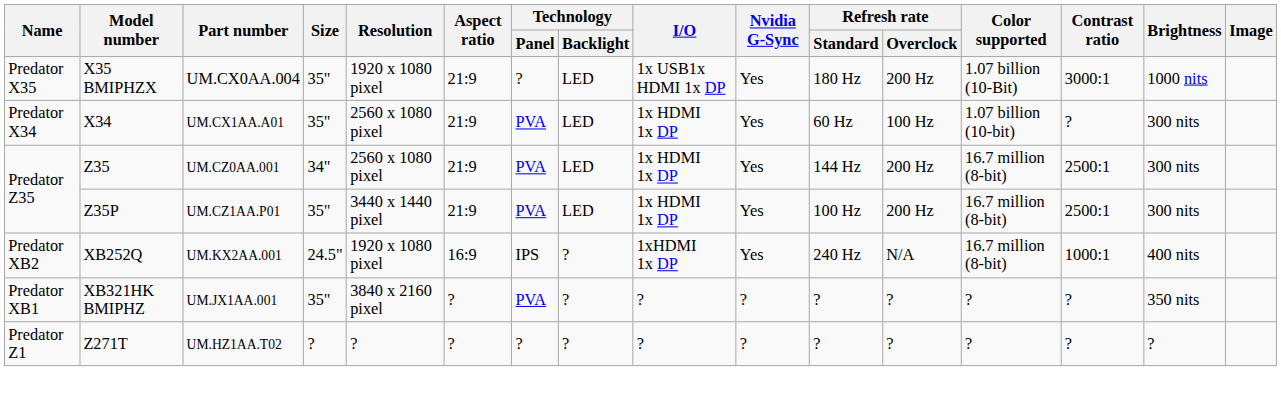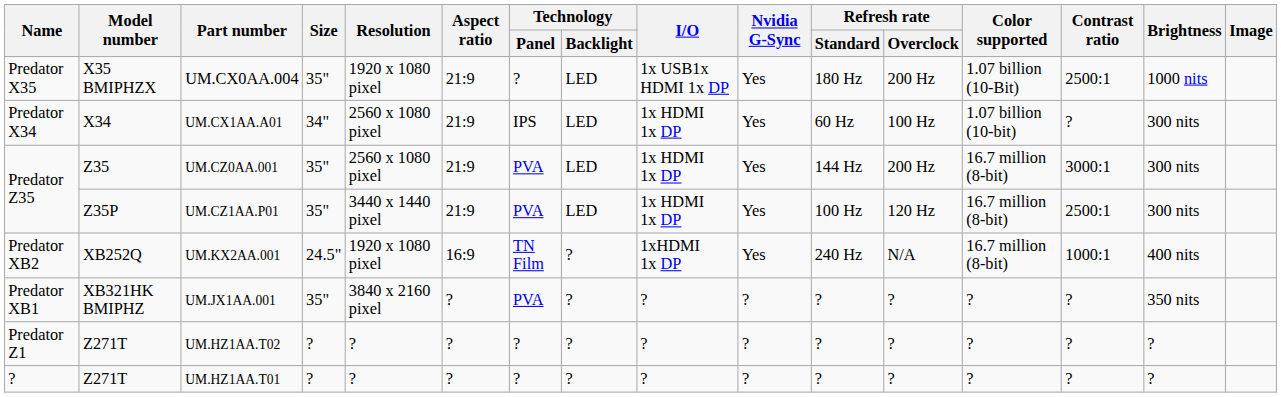(1087, 78) 3000:1 -> (1088, 78) 2500:1
(319, 122) 35" -> (318, 122) 34"
(531, 122) PVA -> (525, 122) IPS
(319, 166) 34" -> (318, 166) 35"
(1087, 166) 2500:1 -> (1088, 166) 3000:1
(910, 211) 200 Hz -> (911, 211) 120 Hz
(527, 255) IPS -> (528, 255) TN Film
+ row: (233, 379)
